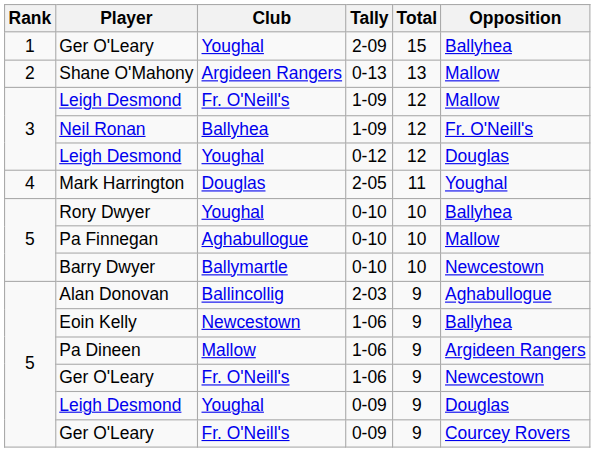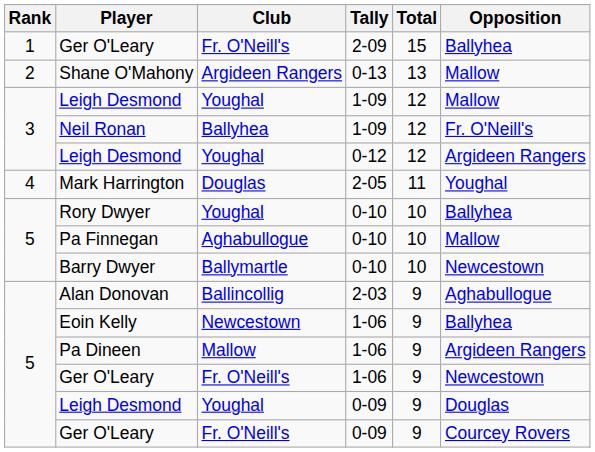(233, 45) Youghal -> (246, 45) Fr. O'Neill's
(246, 101) Fr. O'Neill's -> (233, 101) Youghal
(477, 156) Douglas -> (515, 156) Argideen Rangers
